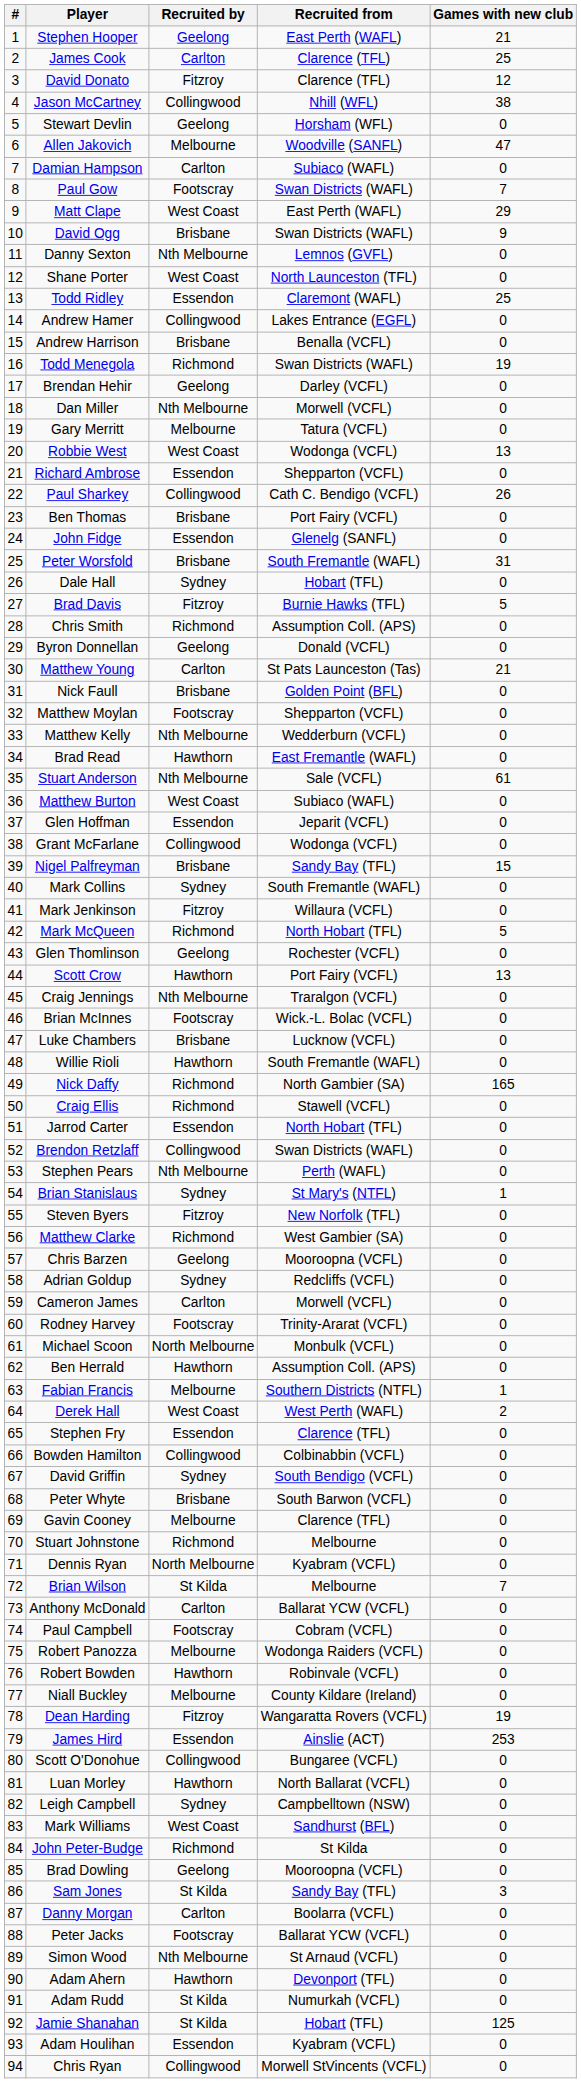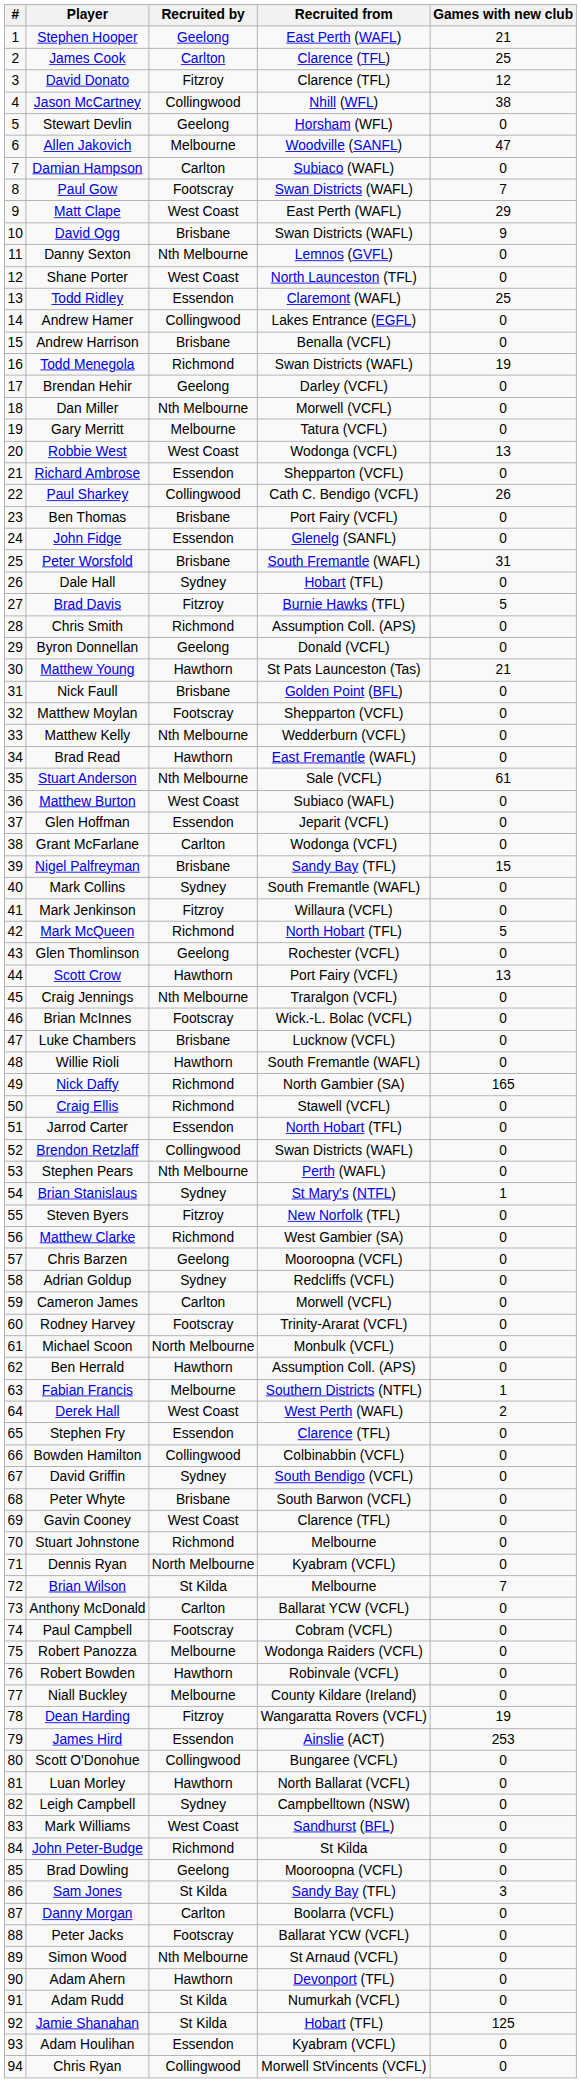(203, 670) Carlton -> (203, 670) Hawthorn
(203, 844) Collingwood -> (203, 844) Carlton
(203, 1521) Melbourne -> (203, 1521) West Coast
